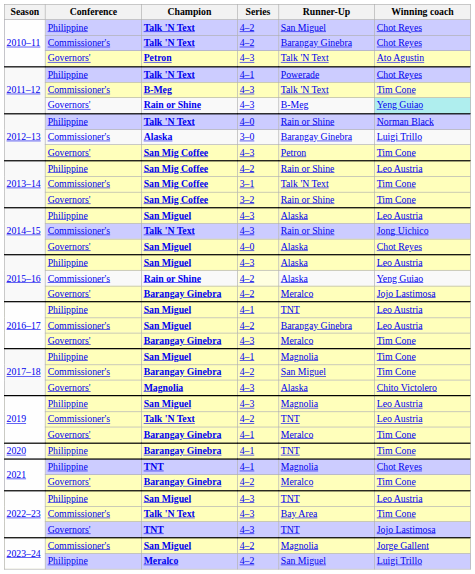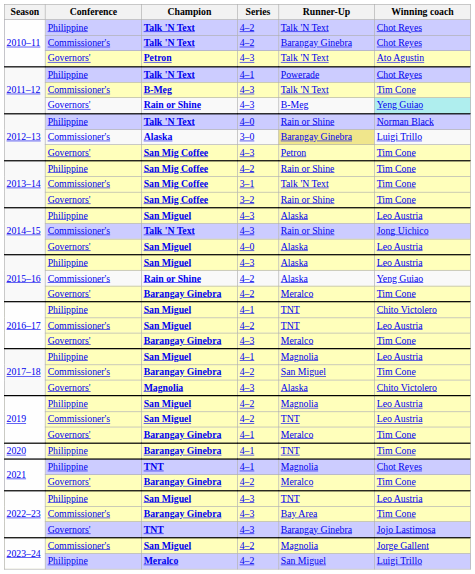(303, 27) San Miguel -> (305, 27) Talk 'N Text
(316, 137) no background -> (316, 137) khaki background
(400, 168) Leo Austria -> (396, 168) Tim Cone
(399, 246) Chot Reyes -> (400, 246) Leo Austria
(247, 278) lightyellow background -> (247, 278) no background
(406, 293) Jojo Lastimosa -> (396, 293) Tim Cone
(400, 309) Leo Austria -> (407, 309) Chito Victolero
(316, 325) Barangay Ginebra -> (290, 325) TNT
(396, 357) Tim Cone -> (400, 357) Leo Austria
(247, 404) 4–3 -> (247, 404) 4–2
(169, 419) Talk 'N Text -> (167, 419) San Miguel
(169, 514) Talk 'N Text -> (183, 514) Barangay Ginebra
(290, 529) TNT -> (316, 529) Barangay Ginebra
